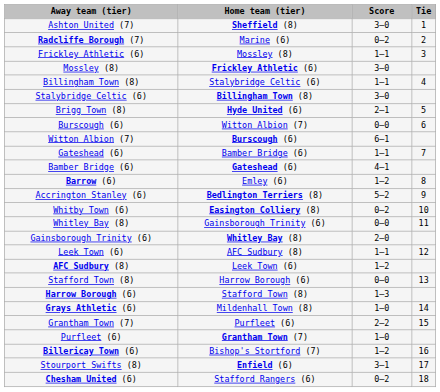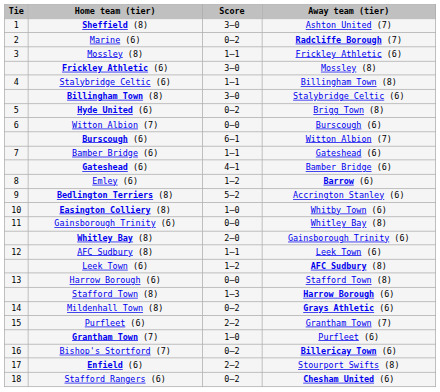columns swapped: (424, 11) <-> (91, 11)
(382, 110) 2–1 -> (232, 110) 0–2
(382, 209) 0–2 -> (232, 209) 1–0
(382, 308) 1–0 -> (232, 308) 0–2
(382, 351) 1–2 -> (232, 351) 0–2
(382, 365) 3–1 -> (232, 365) 2–2
